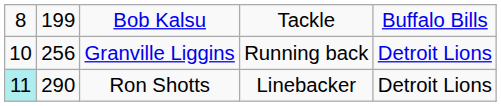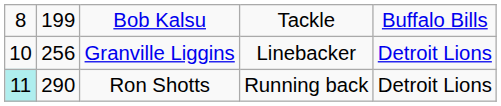(306, 52) Running back -> (306, 52) Linebacker
(306, 85) Linebacker -> (306, 85) Running back
